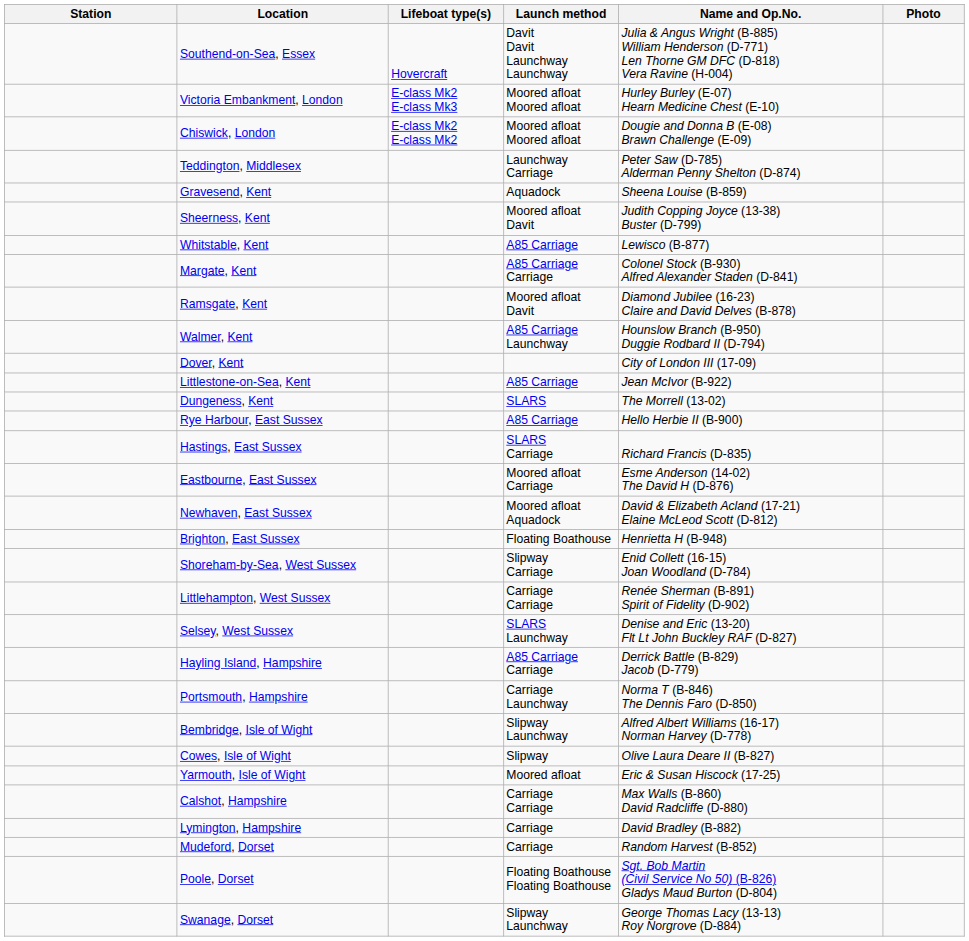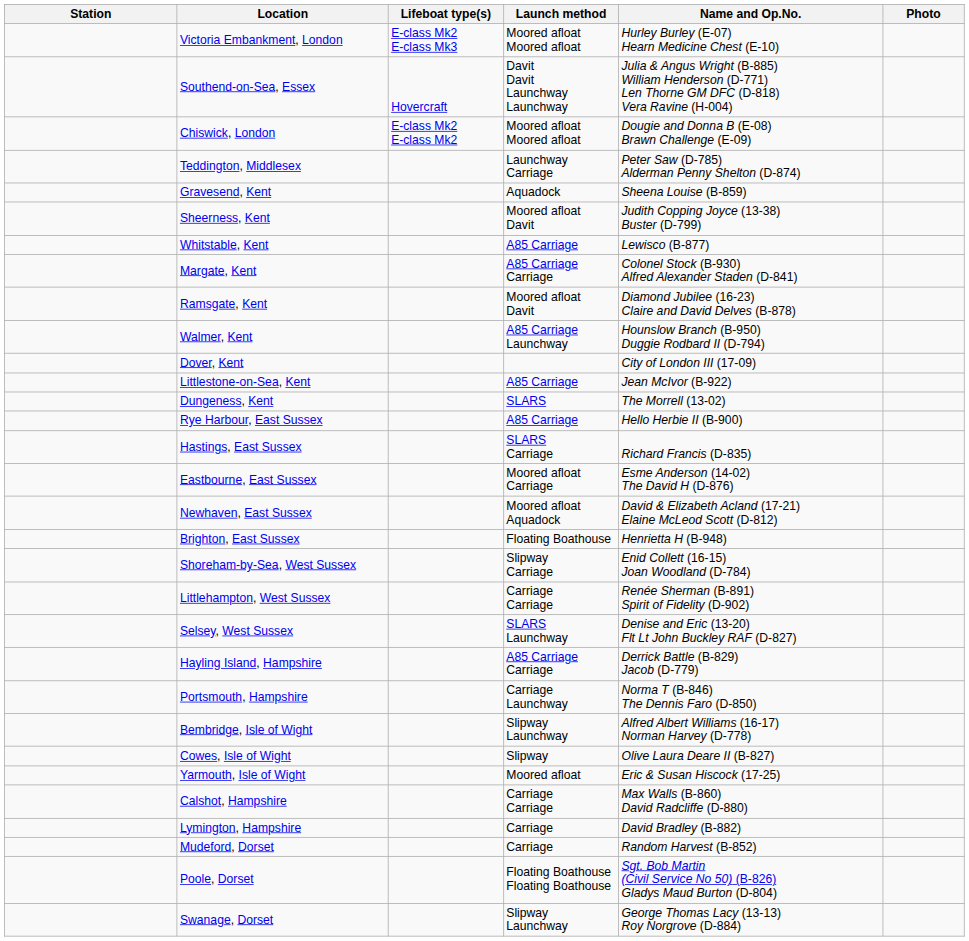rows swapped: (248, 53) <-> (261, 100)
